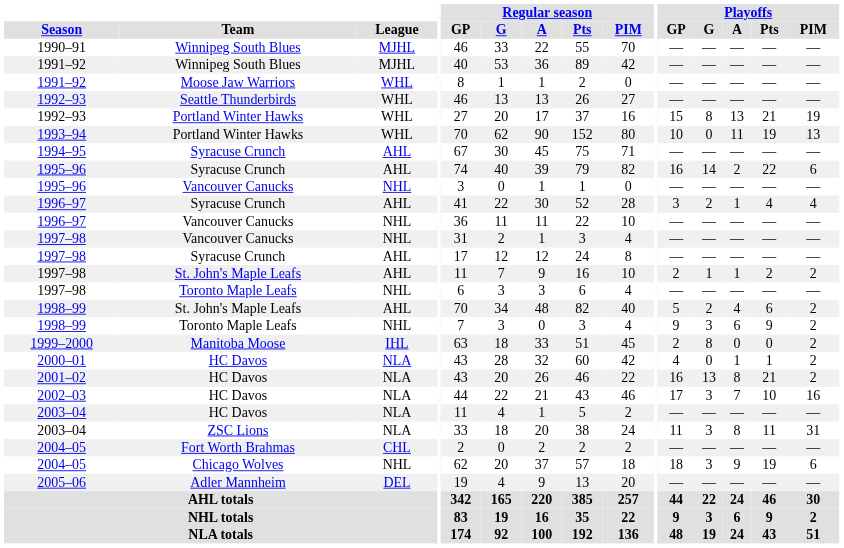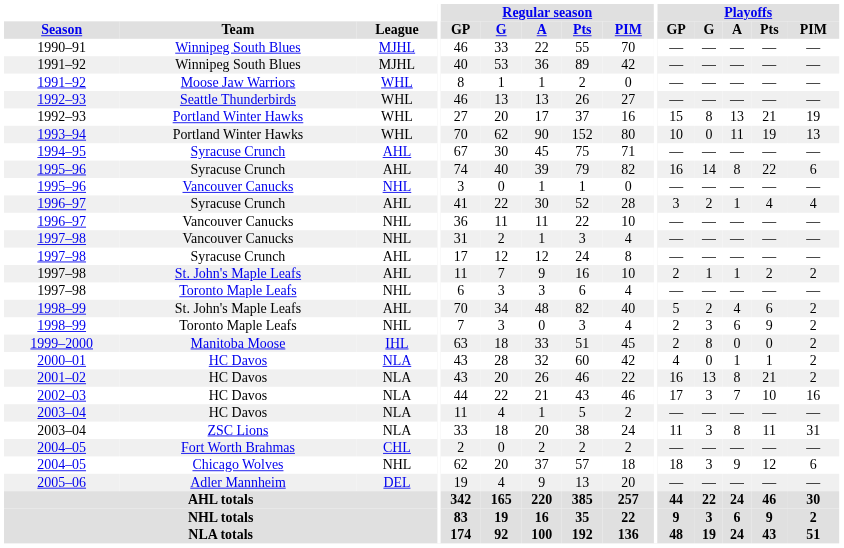(737, 169) 2 -> (737, 169) 8
(676, 325) 9 -> (676, 325) 2
(769, 465) 19 -> (769, 465) 12
